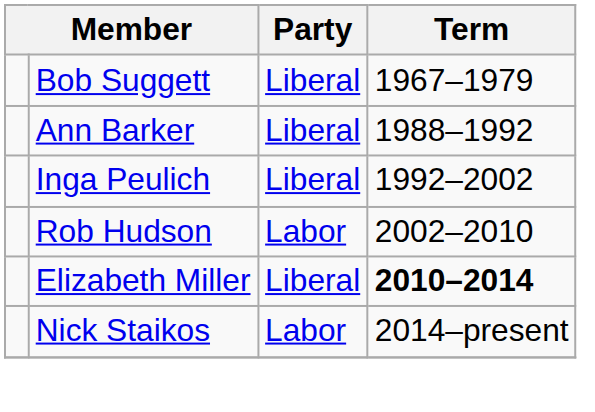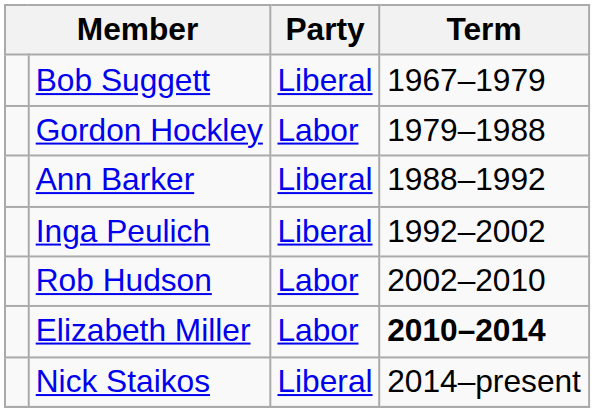+ row: (149, 130)
(313, 280) Liberal -> (318, 331) Labor
(306, 331) Labor -> (325, 381) Liberal
